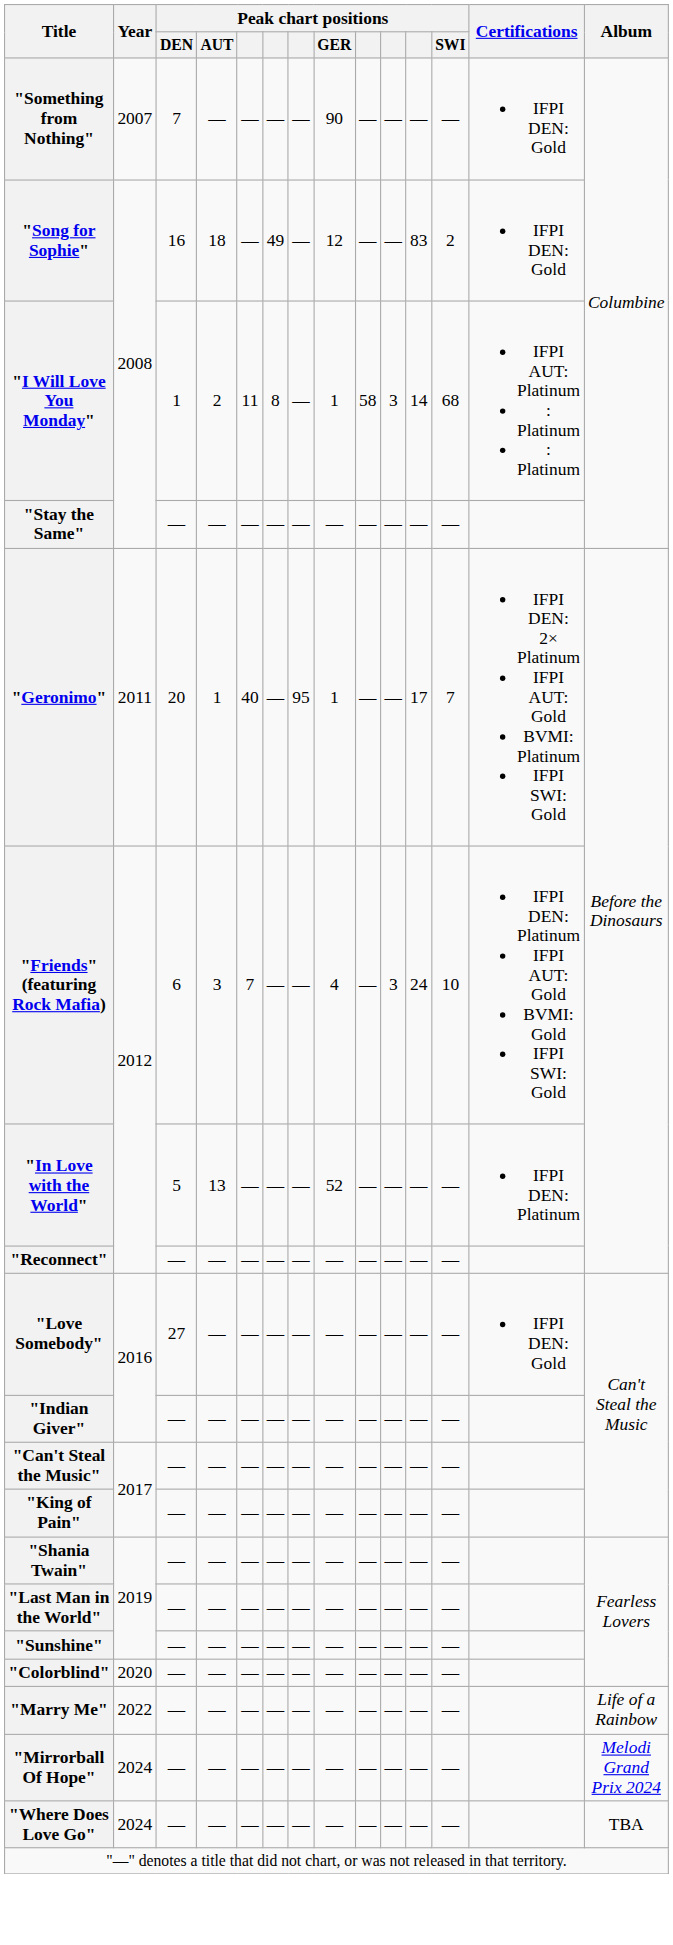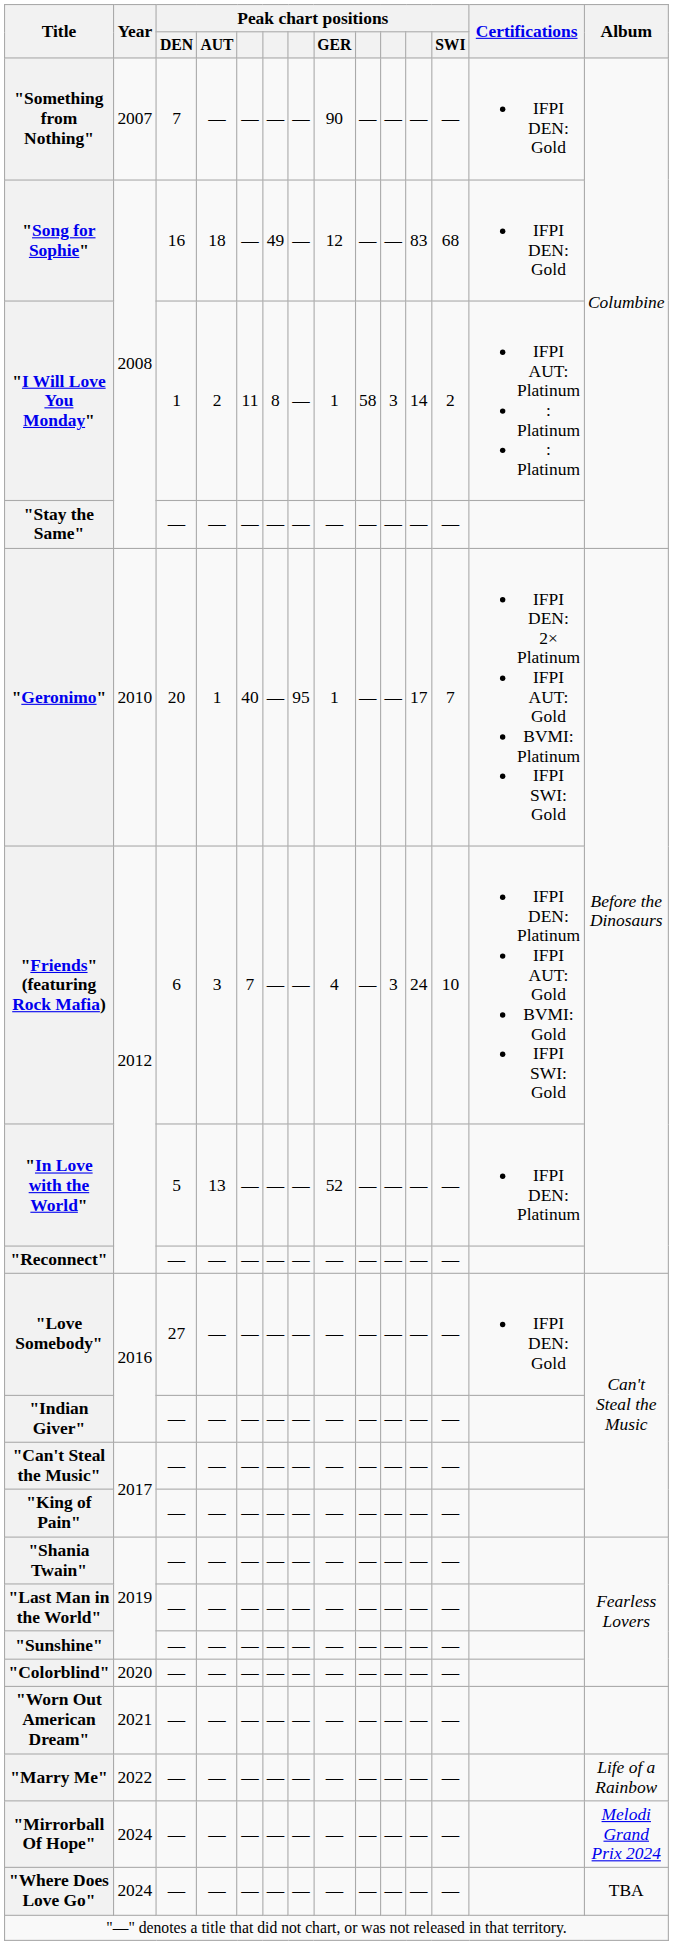(450, 240) 2 -> (450, 240) 68
(450, 400) 68 -> (450, 400) 2
(135, 696) 2011 -> (135, 696) 2010
+ row: (59, 1719)
